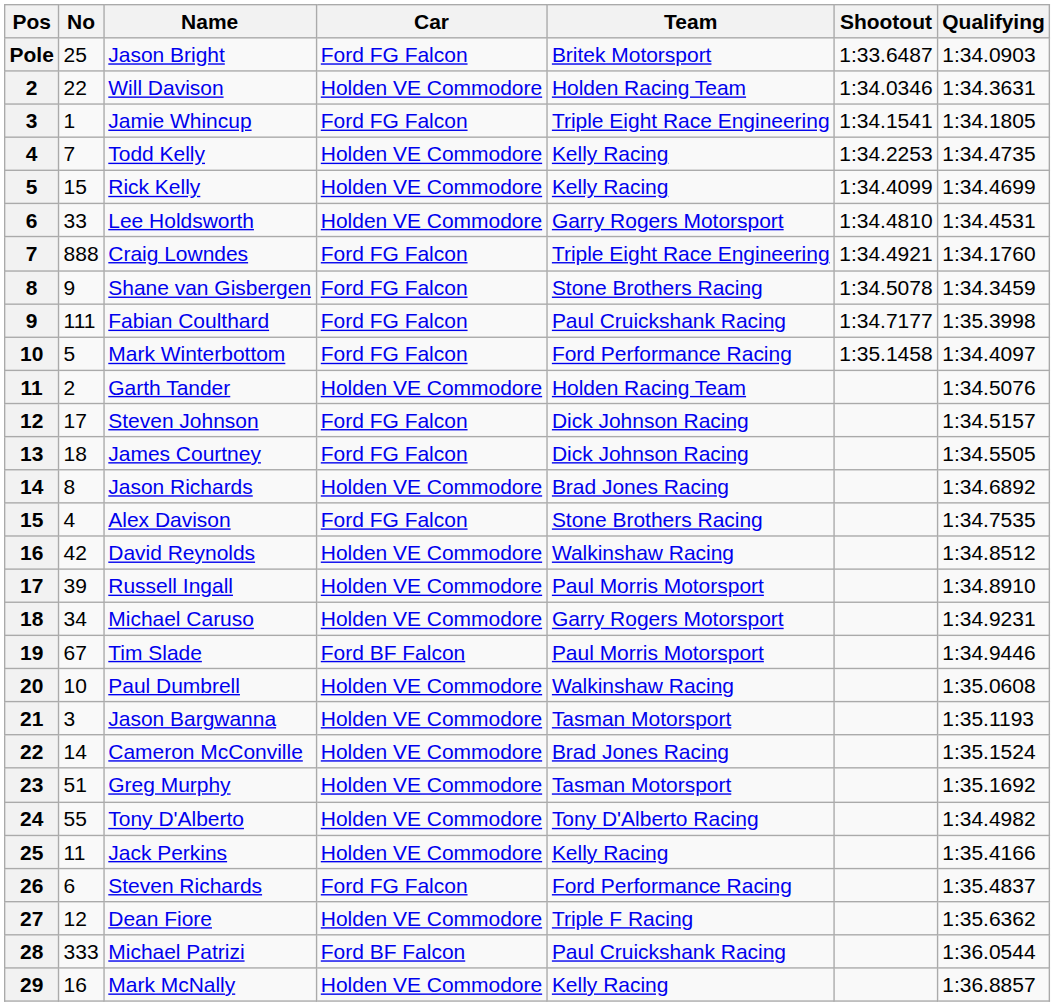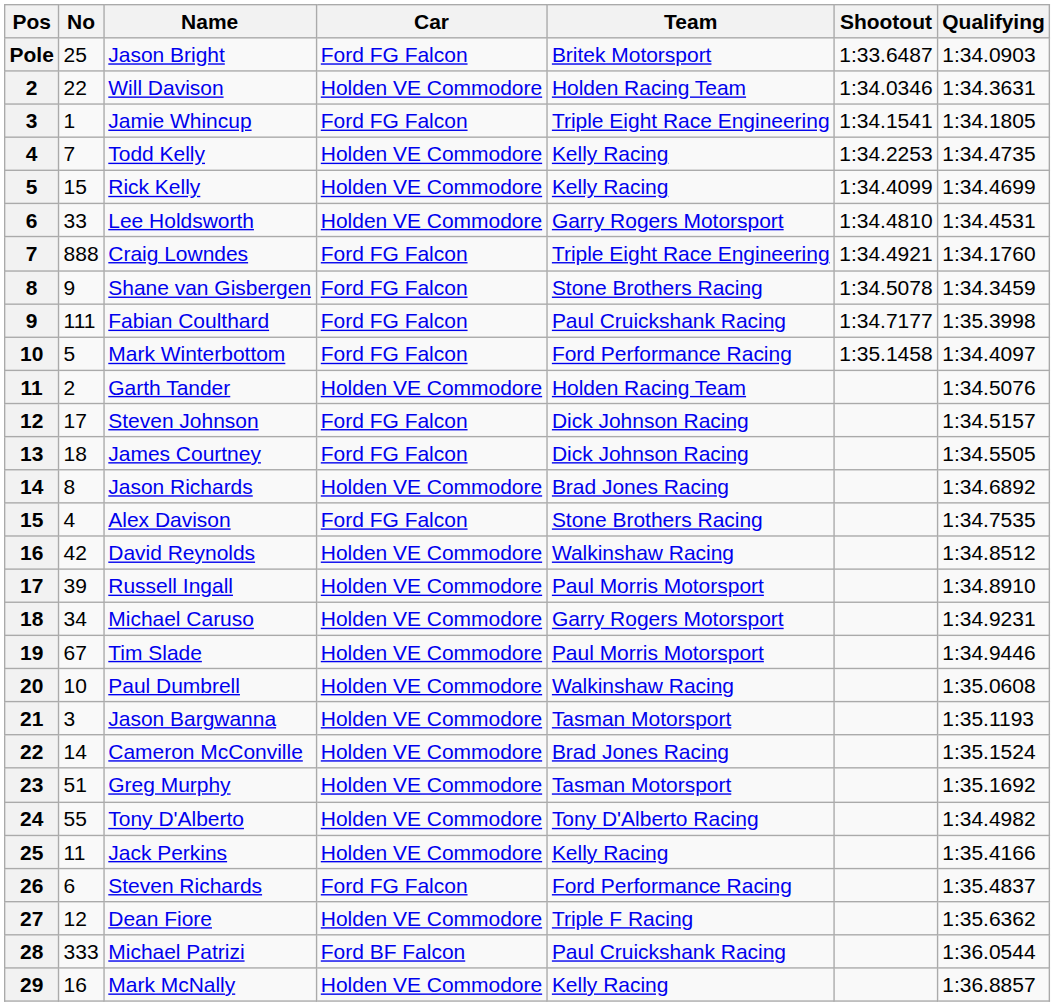(393, 652) Ford BF Falcon -> (431, 652) Holden VE Commodore
